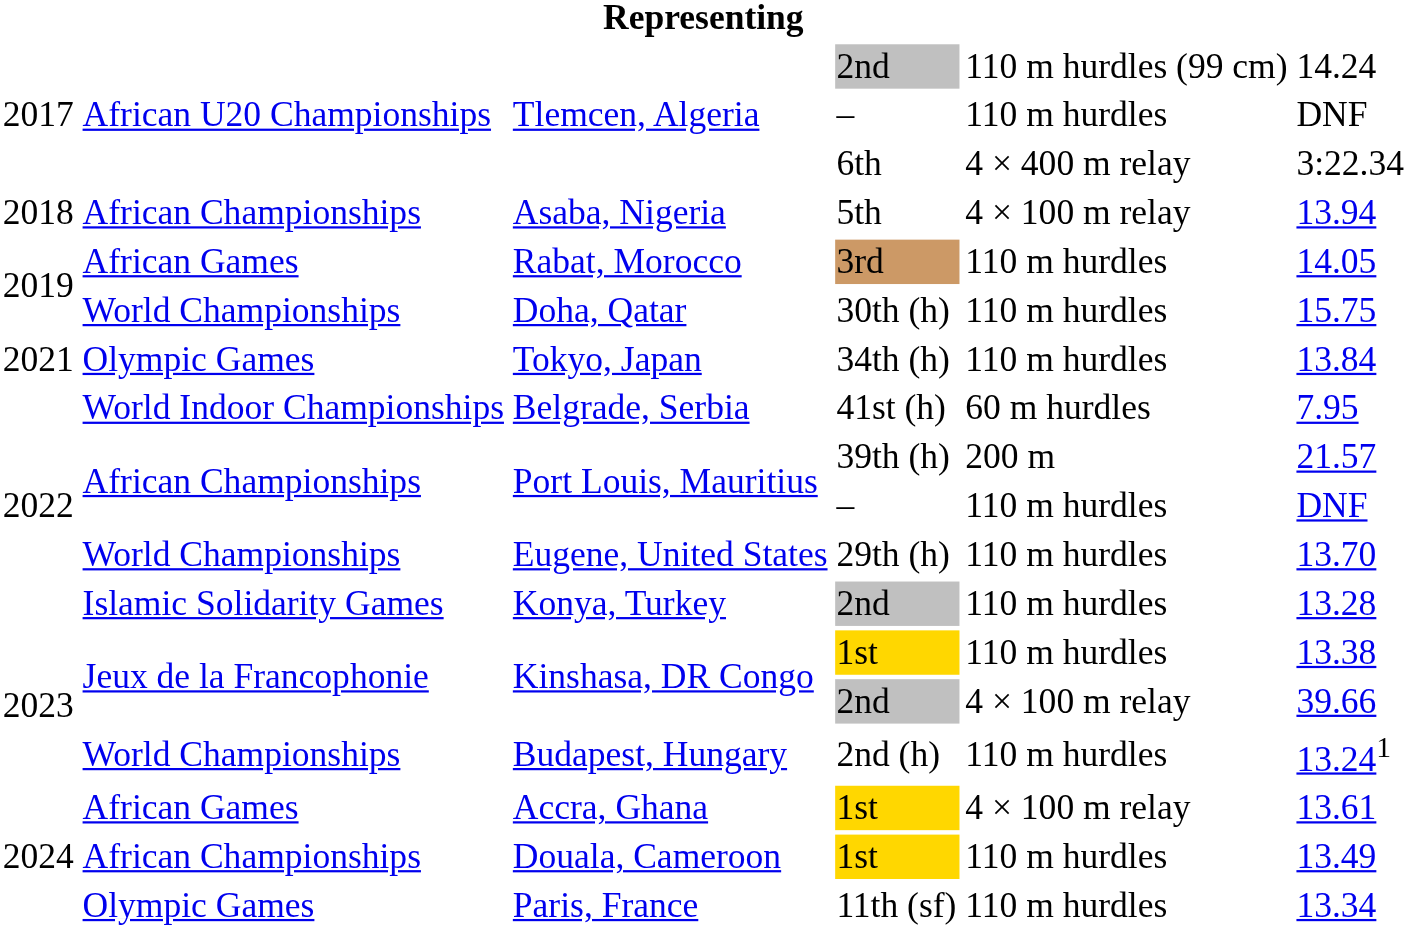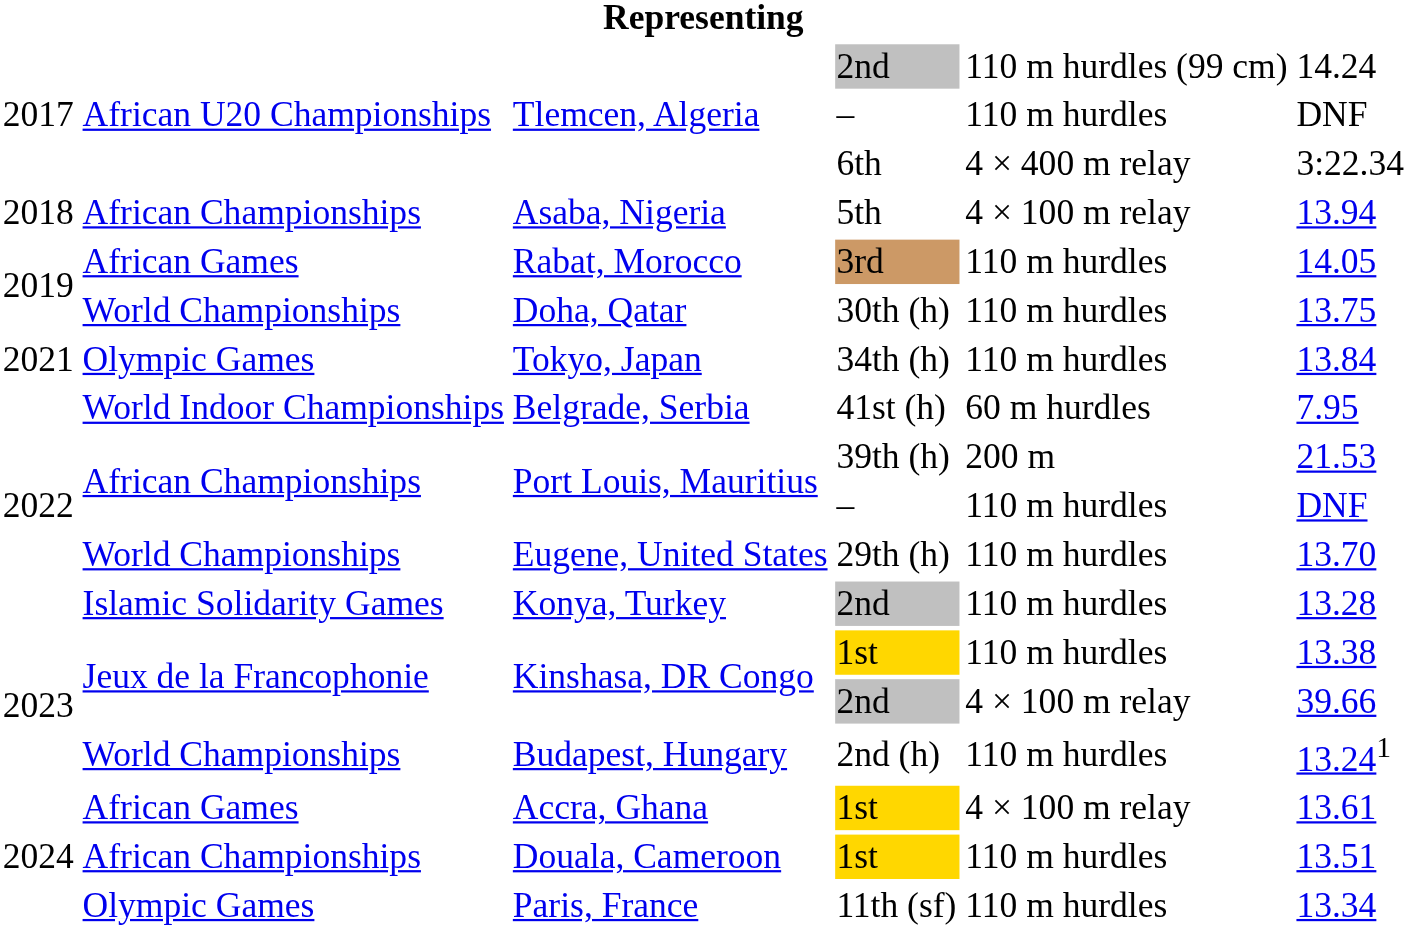(1336, 310) 15.75 -> (1336, 310) 13.75
(1336, 456) 21.57 -> (1336, 456) 21.53
(1336, 856) 13.49 -> (1336, 856) 13.51
